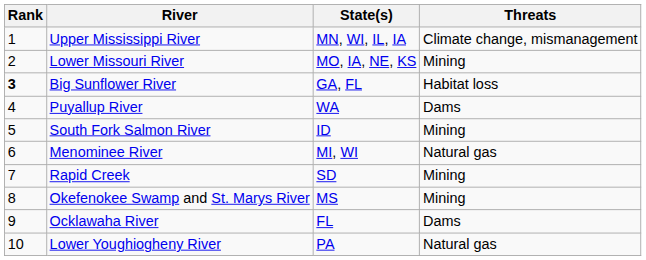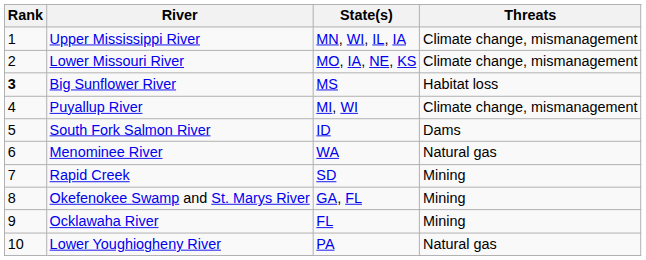(444, 61) Mining -> (530, 61) Climate change, mismanagement
(339, 84) GA, FL -> (327, 84) MS
(328, 107) WA -> (337, 107) MI, WI
(442, 107) Dams -> (530, 107) Climate change, mismanagement
(444, 130) Mining -> (442, 130) Dams
(337, 152) MI, WI -> (328, 152) WA
(327, 198) MS -> (339, 198) GA, FL
(442, 221) Dams -> (444, 221) Mining
